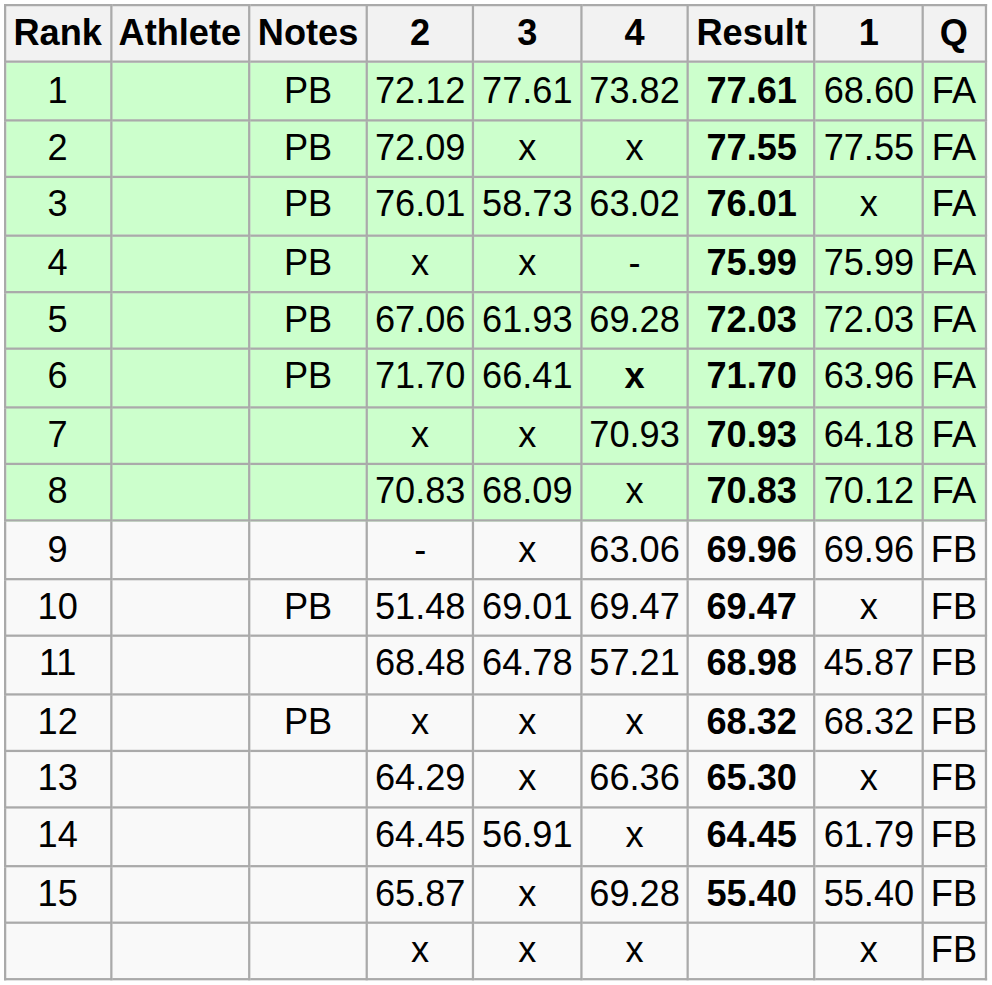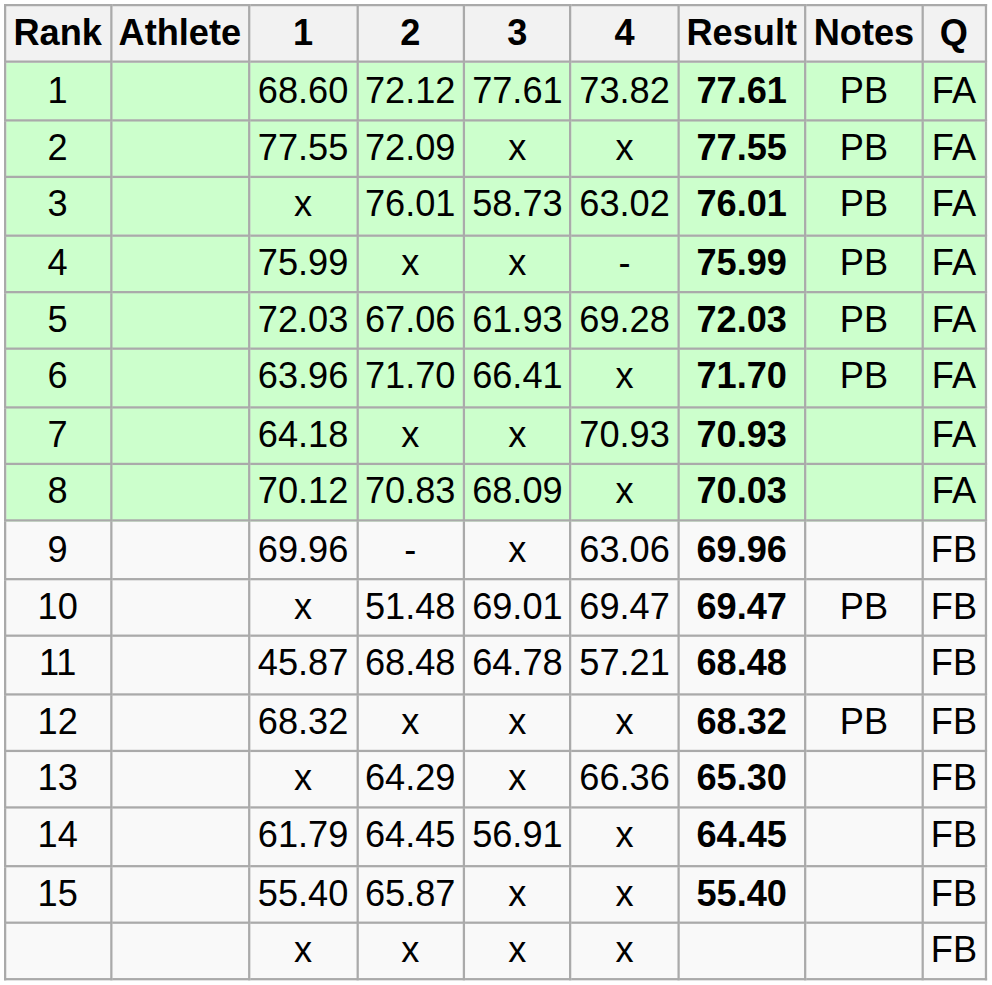columns swapped: (869, 33) <-> (308, 33)
(635, 377) bold -> (625, 377) normal
(752, 491) 70.83 -> (742, 491) 70.03
(752, 663) 68.98 -> (742, 663) 68.48
(635, 893) 69.28 -> (625, 893) x
